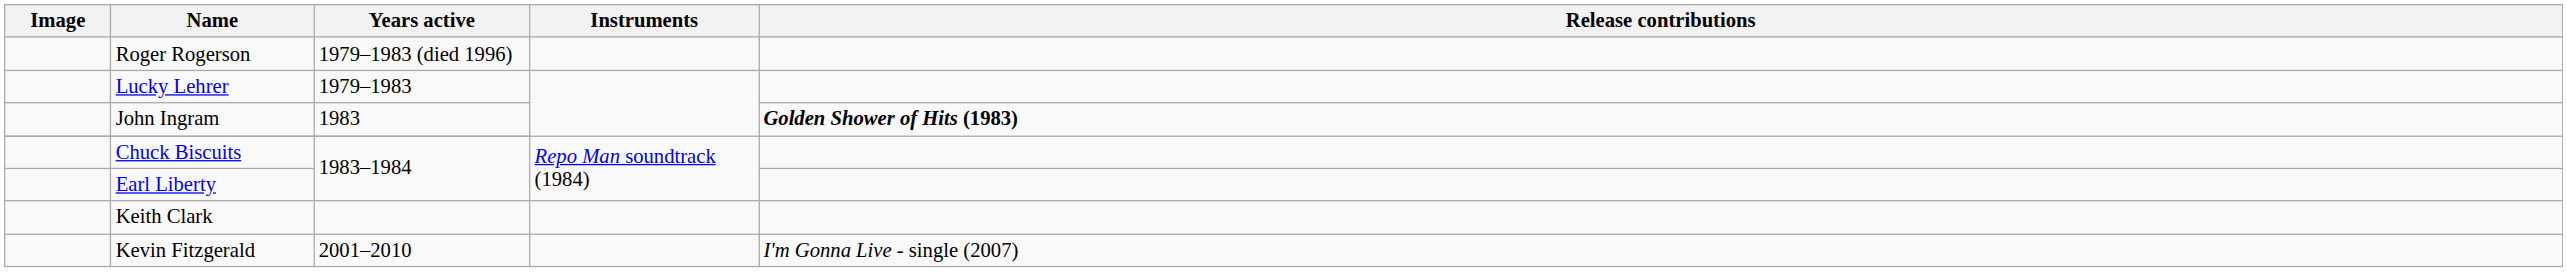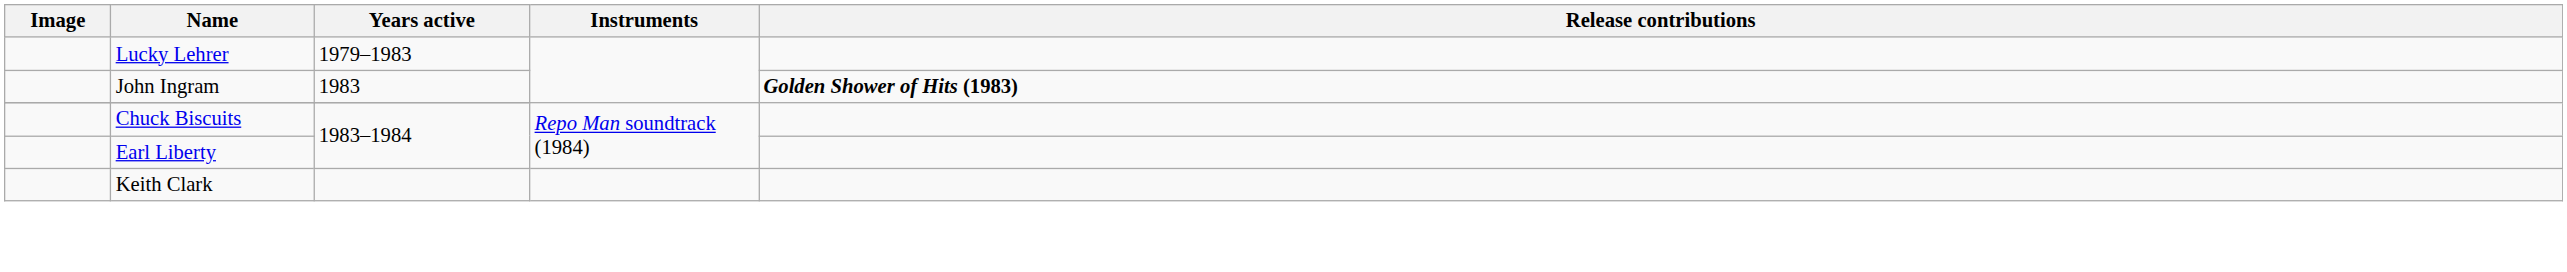- row: (183, 53)
- row: (185, 250)
